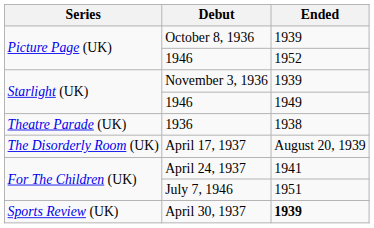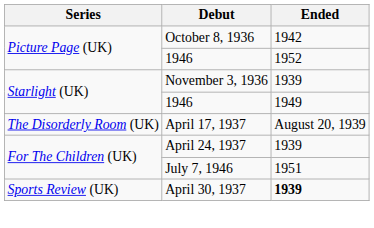(288, 37) 1939 -> (288, 37) 1942
- row: (67, 124)
(288, 168) 1941 -> (288, 146) 1939
